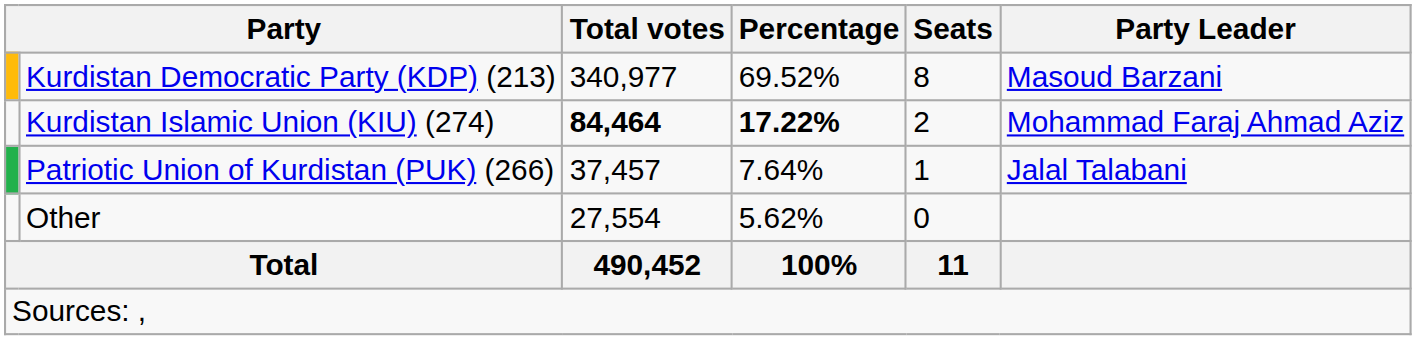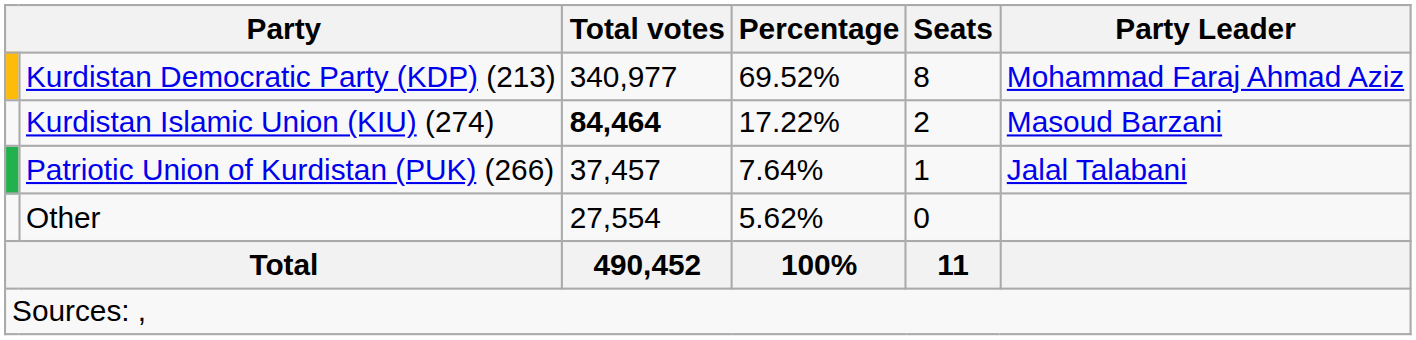(1114, 76) Masoud Barzani -> (1206, 76) Mohammad Faraj Ahmad Aziz
(789, 123) bold -> (789, 123) normal
(1206, 123) Mohammad Faraj Ahmad Aziz -> (1114, 123) Masoud Barzani
